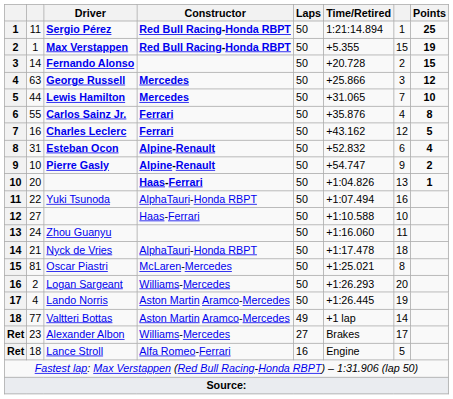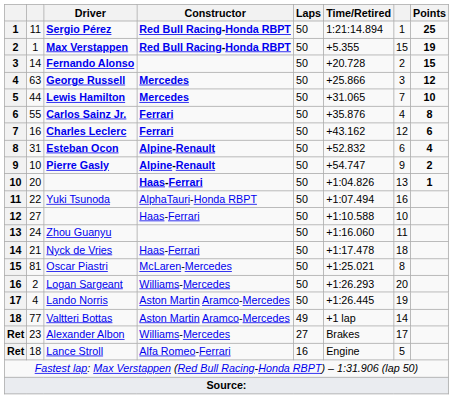(430, 131) 5 -> (430, 131) 6
(198, 250) AlphaTauri-Honda RBPT -> (169, 250) Haas-Ferrari
